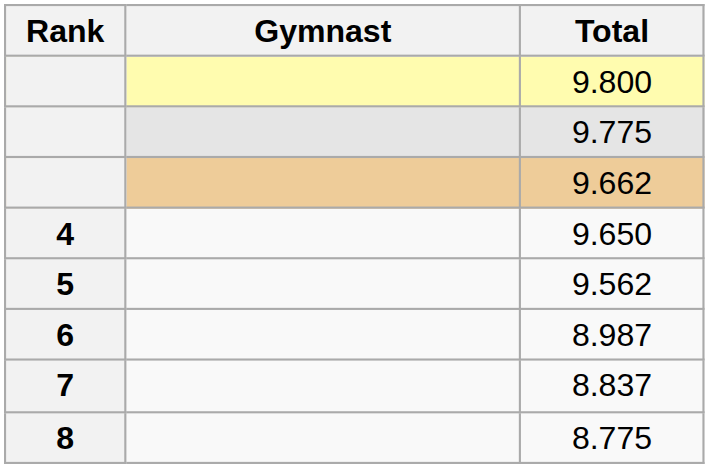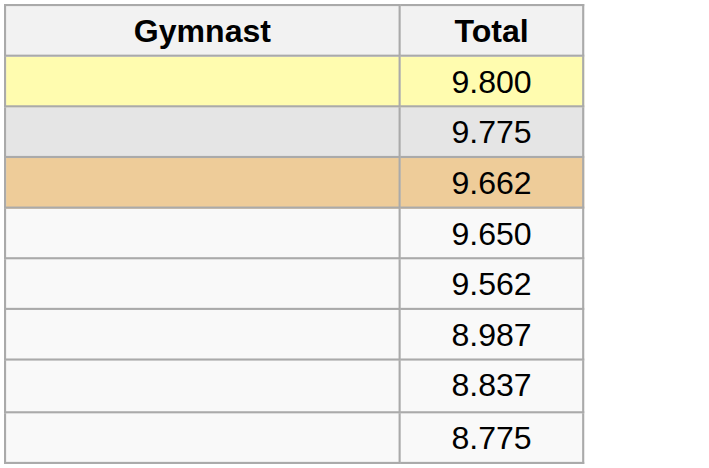- column: (65, 31)
